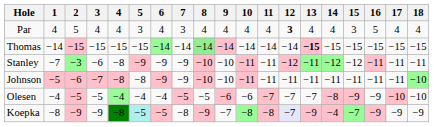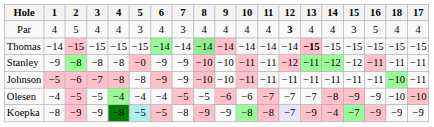columns swapped: (397, 12) <-> (418, 12)
(55, 63) −7 -> (55, 63) −9
(76, 63) −3 -> (76, 63) −8
(97, 63) −6 -> (97, 63) −8
(140, 63) −9 -> (140, 63) −0
(226, 113) −7 -> (226, 113) −9
